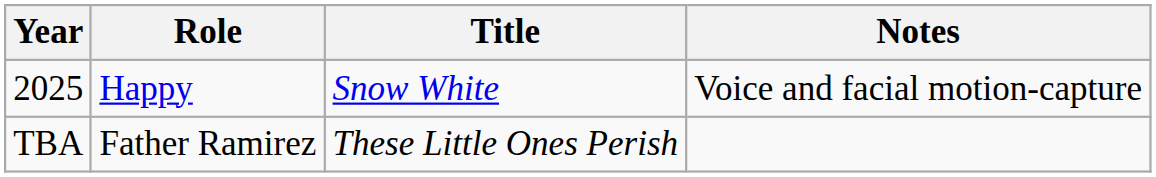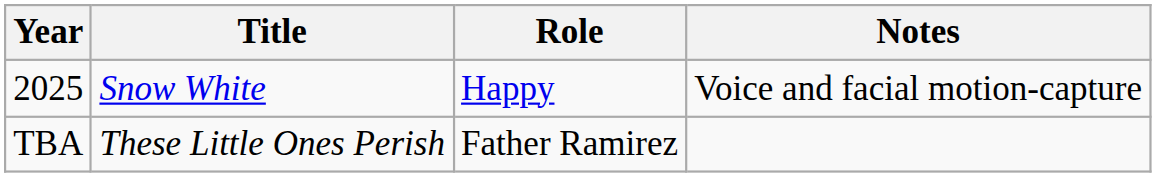columns swapped: (505, 32) <-> (208, 32)
